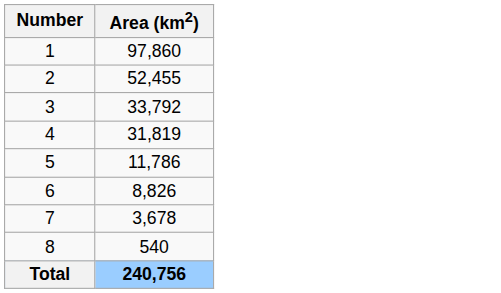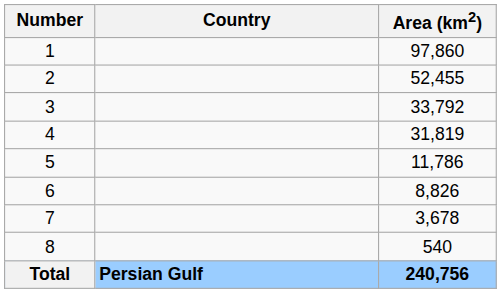+ column: (237, 20)
